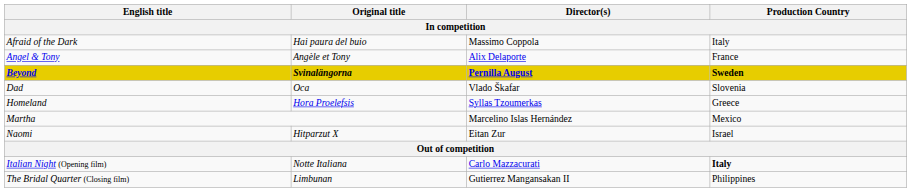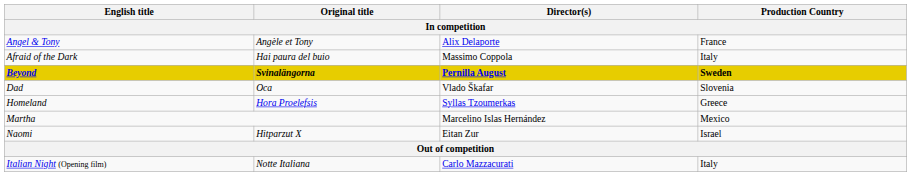rows swapped: (42, 42) <-> (33, 57)
(722, 164) bold -> (709, 164) normal
- row: (68, 179)
